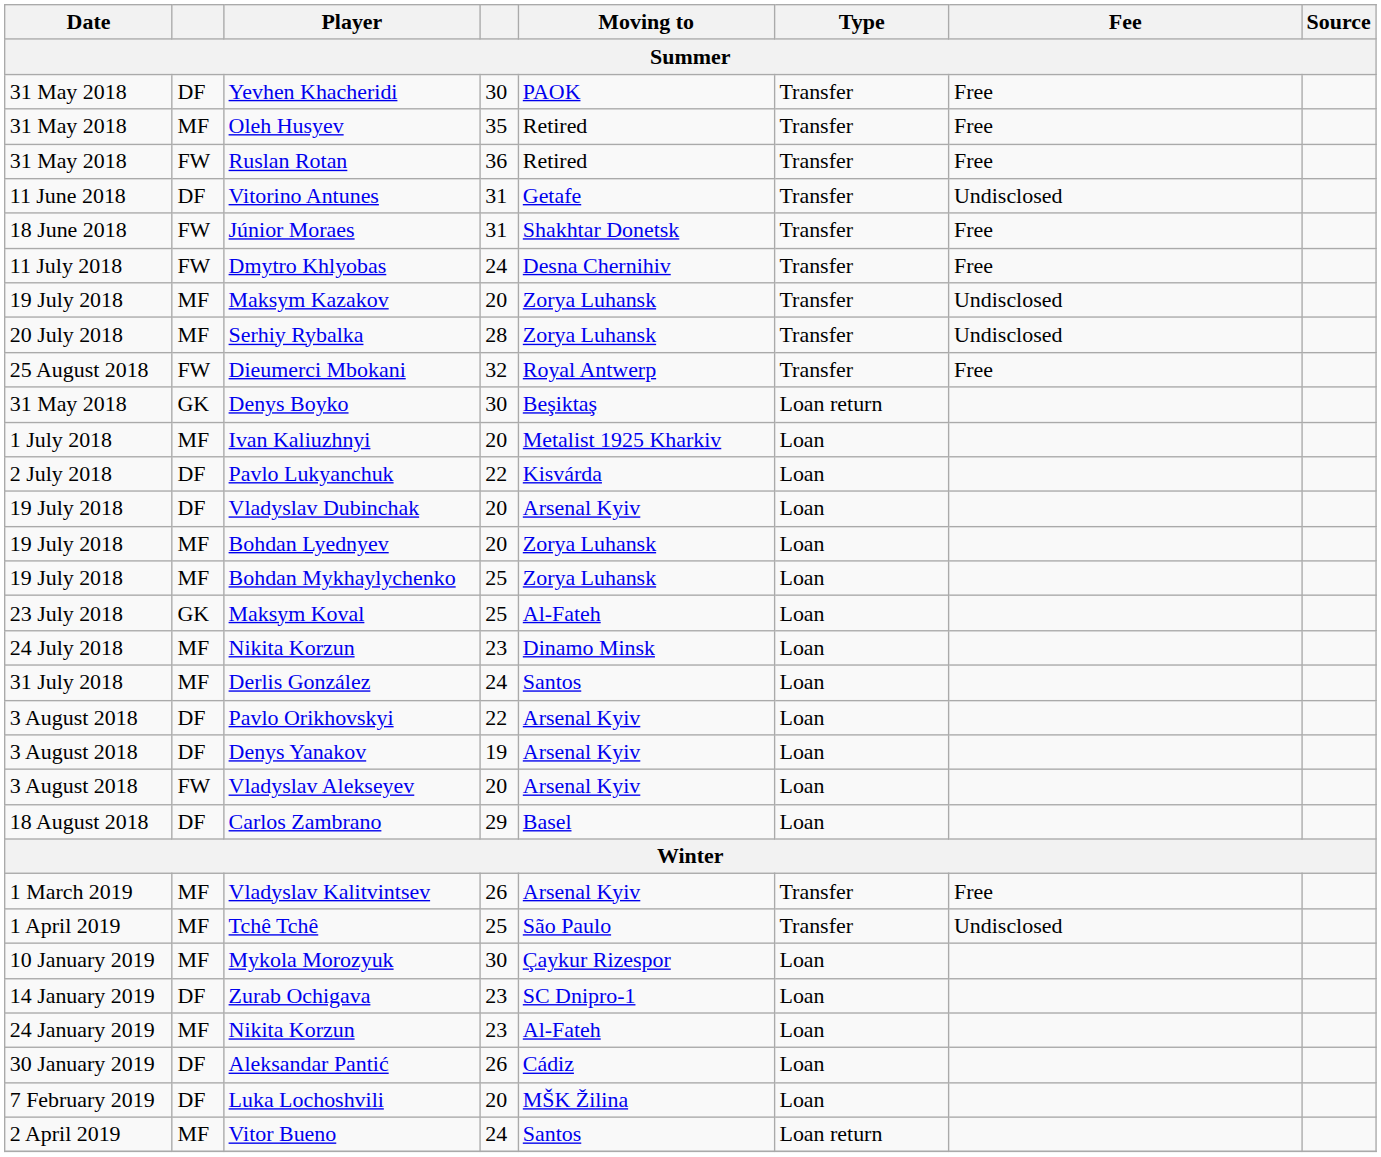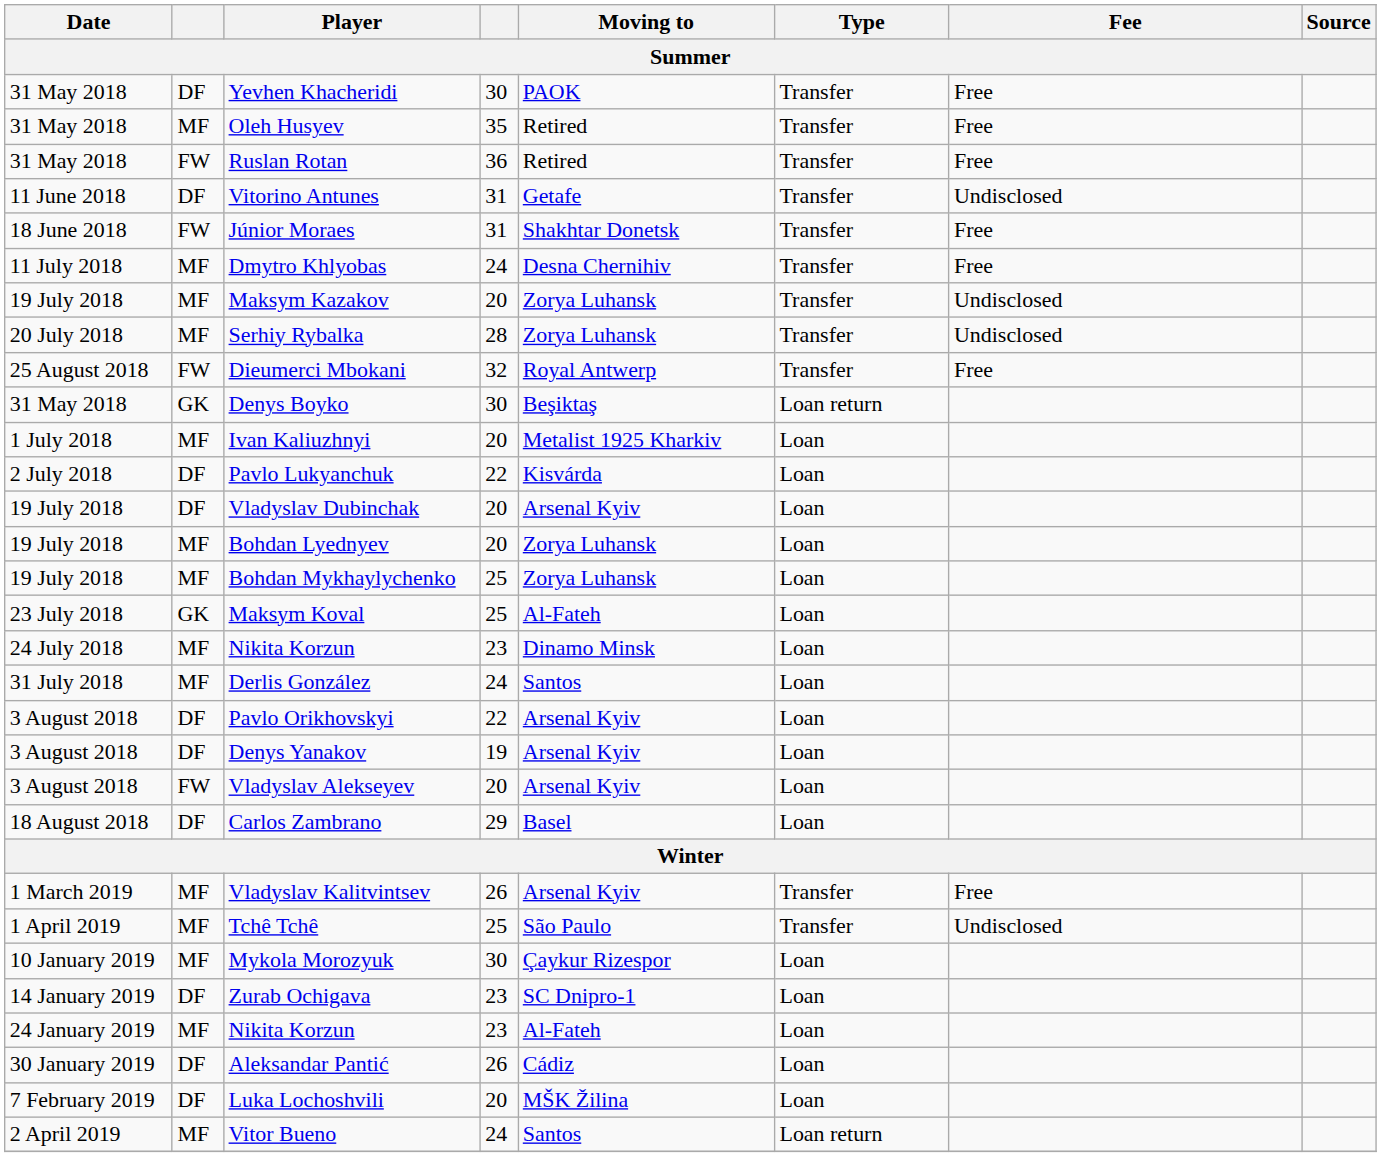(194, 265) FW -> (193, 265) MF
